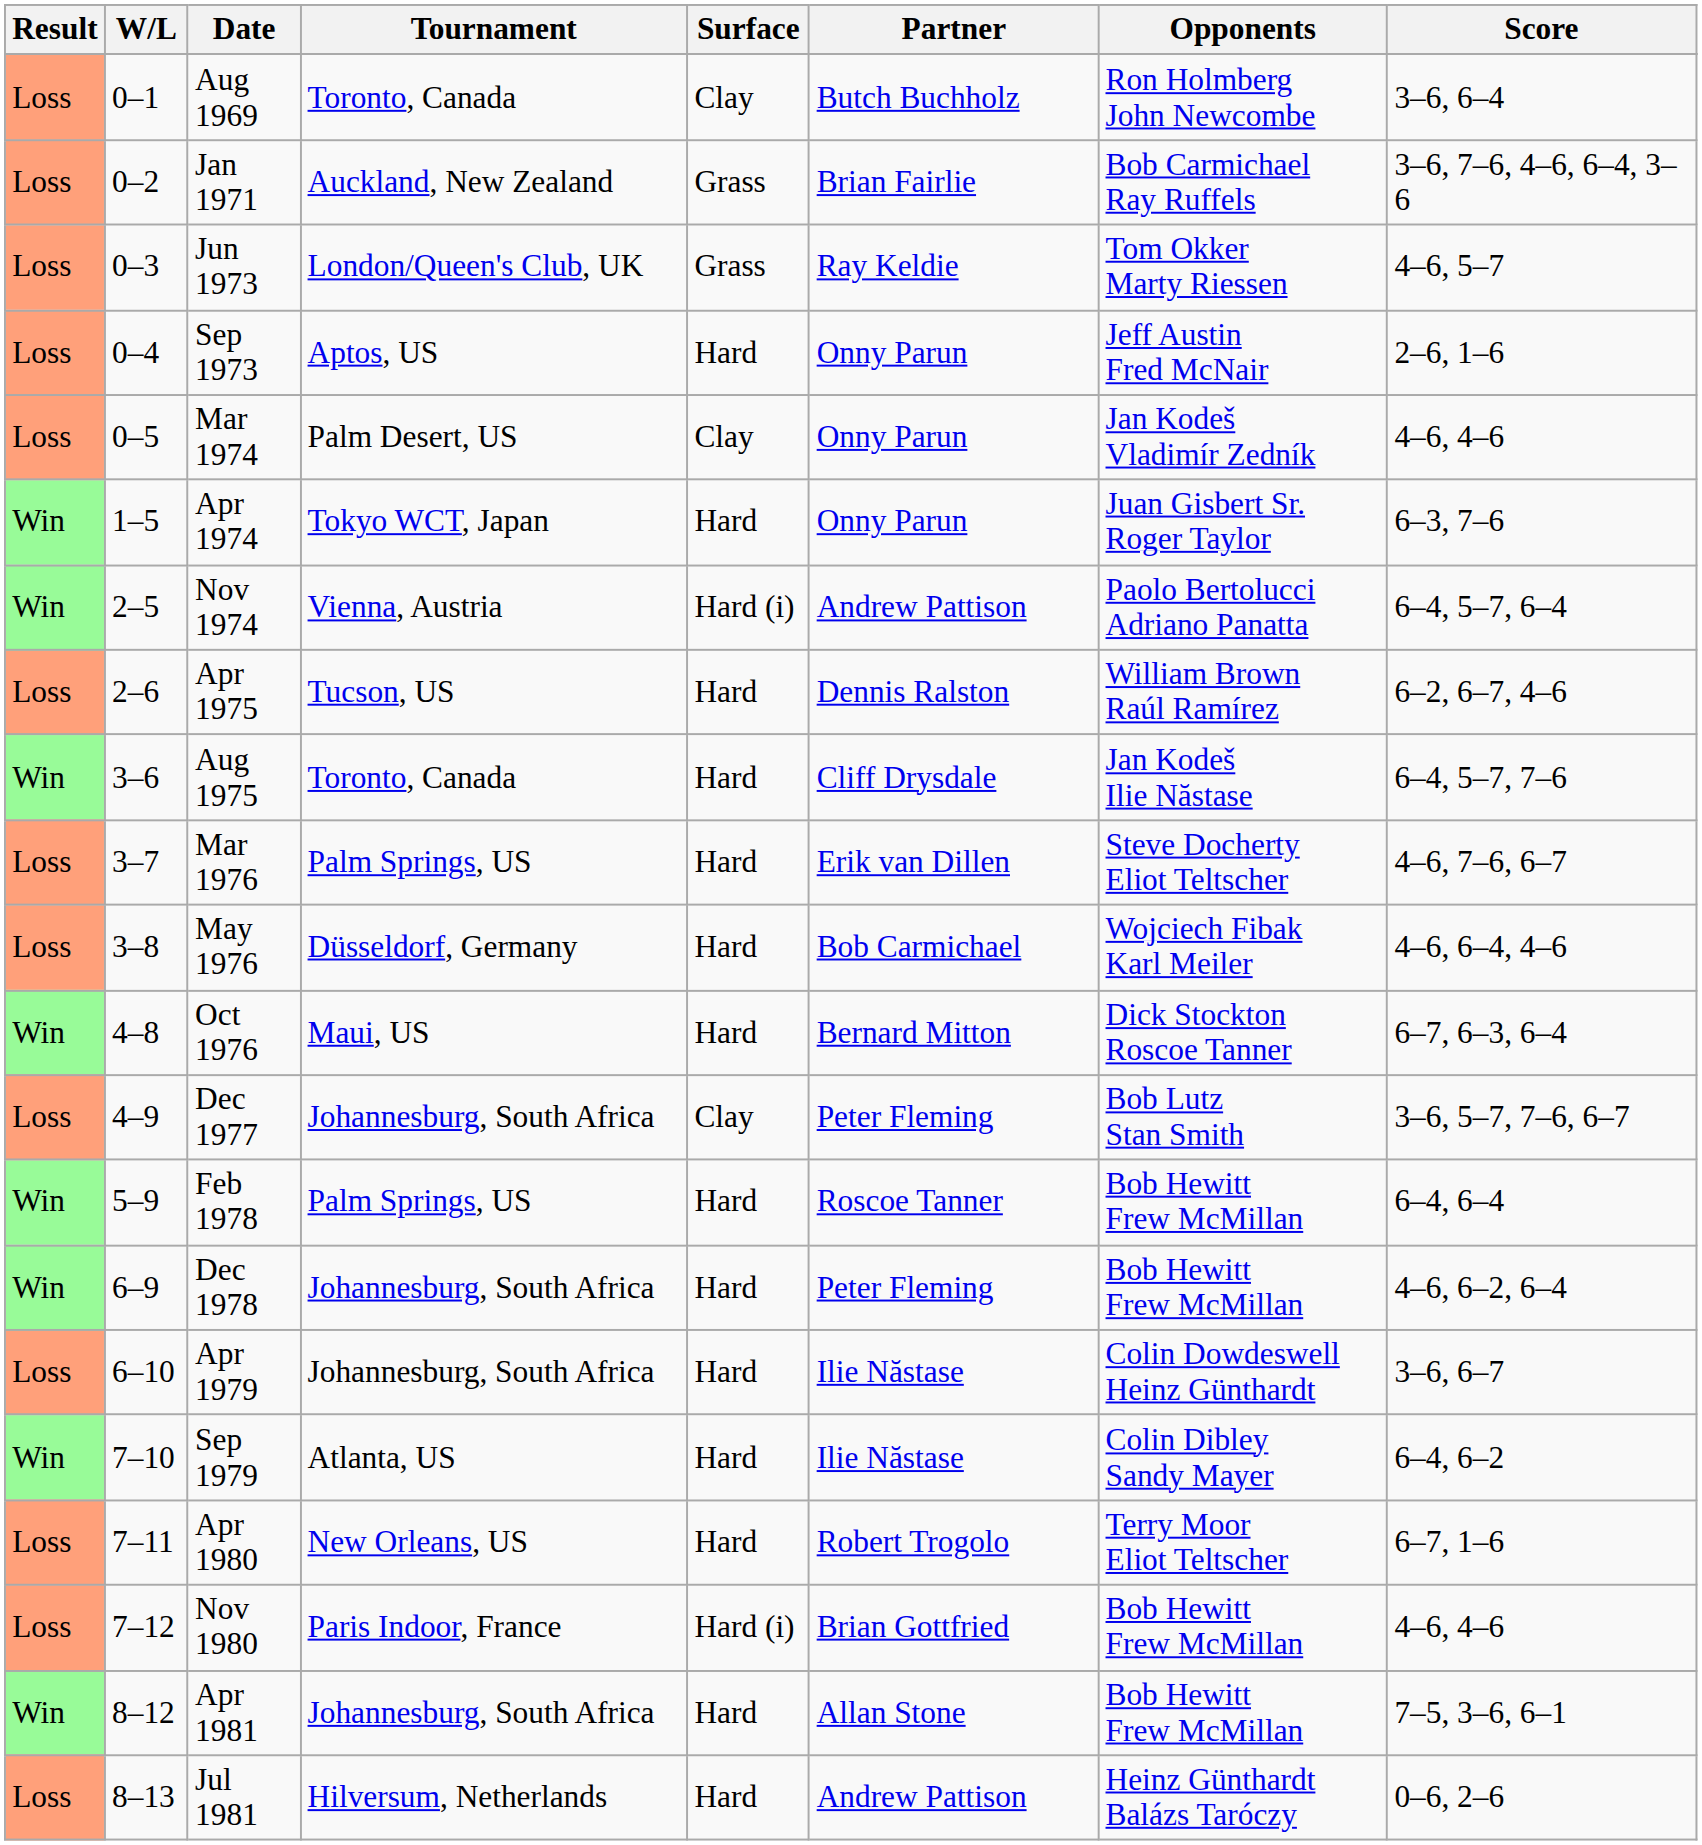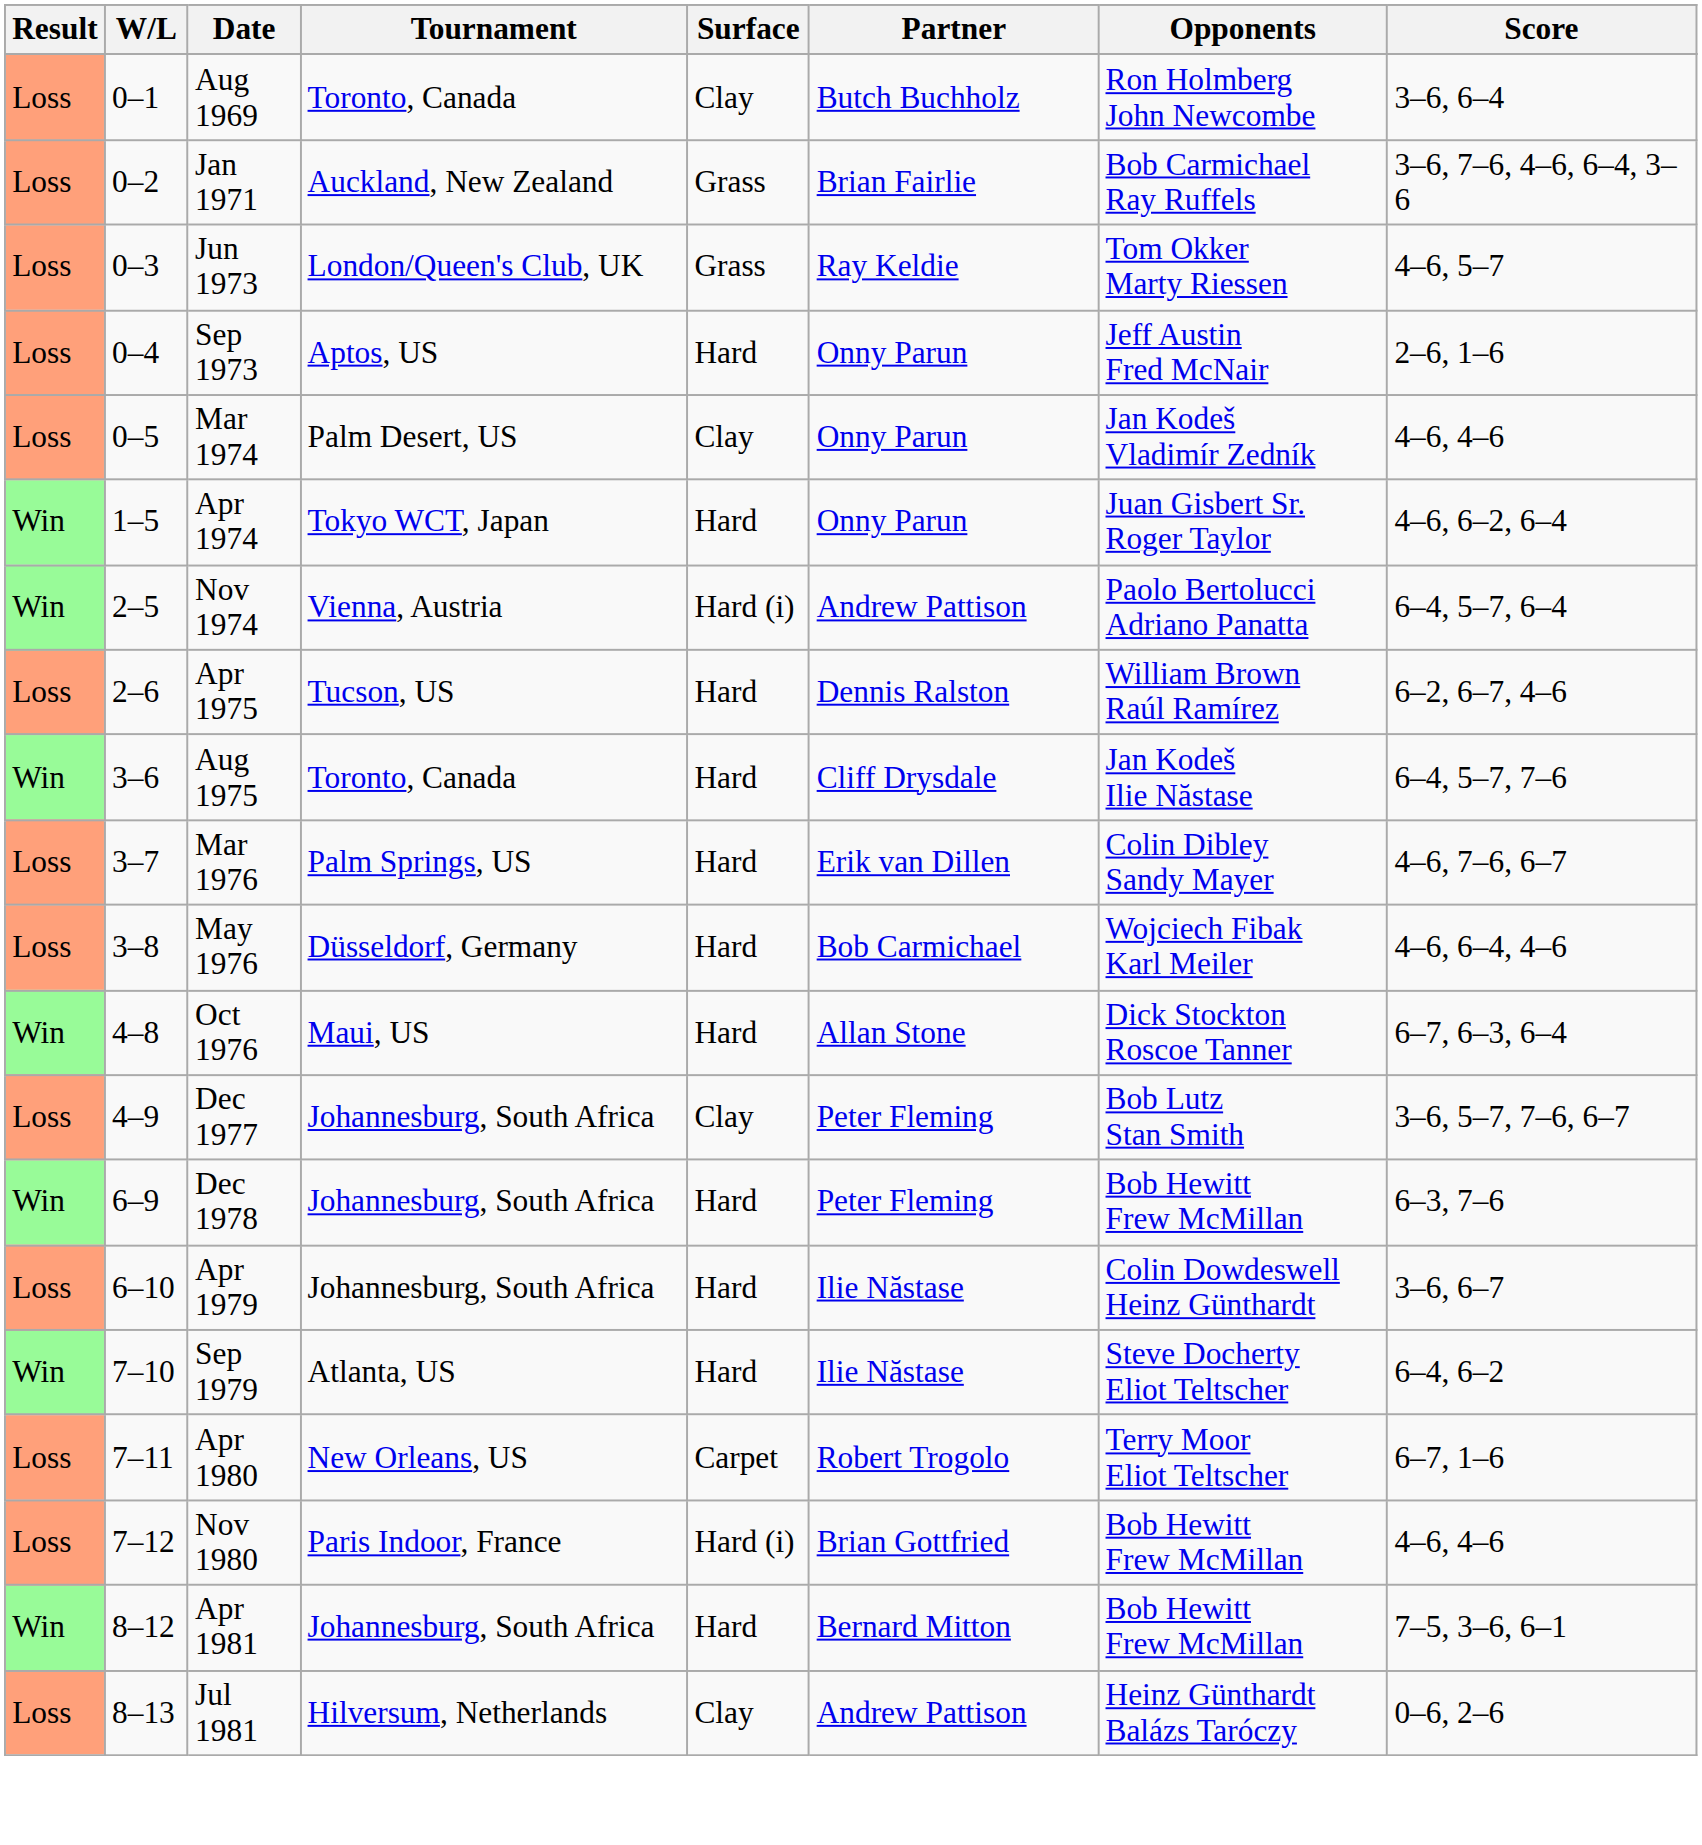(1449, 521) 6–3, 7–6 -> (1481, 521) 4–6, 6–2, 6–4
(1203, 861) Steve Docherty Eliot Teltscher -> (1190, 861) Colin Dibley Sandy Mayer
(914, 1031) Bernard Mitton -> (891, 1031) Allan Stone
- row: (226, 1201)
(1481, 1286) 4–6, 6–2, 6–4 -> (1449, 1201) 6–3, 7–6
(1190, 1456) Colin Dibley Sandy Mayer -> (1203, 1371) Steve Docherty Eliot Teltscher
(726, 1541) Hard -> (736, 1456) Carpet
(891, 1712) Allan Stone -> (914, 1627) Bernard Mitton
(726, 1797) Hard -> (724, 1712) Clay
